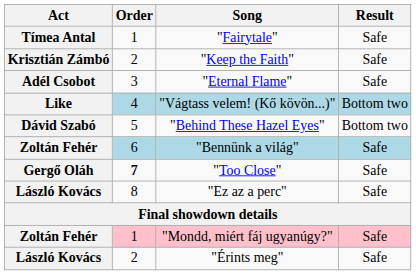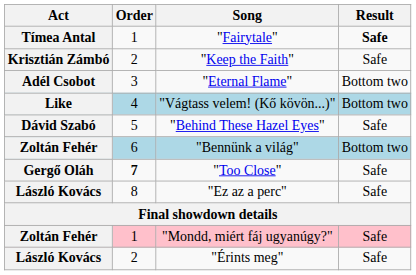(375, 37) normal -> (375, 37) bold
(375, 81) Safe -> (375, 81) Bottom two
(375, 125) Bottom two -> (375, 125) Safe
(375, 147) Safe -> (375, 147) Bottom two
